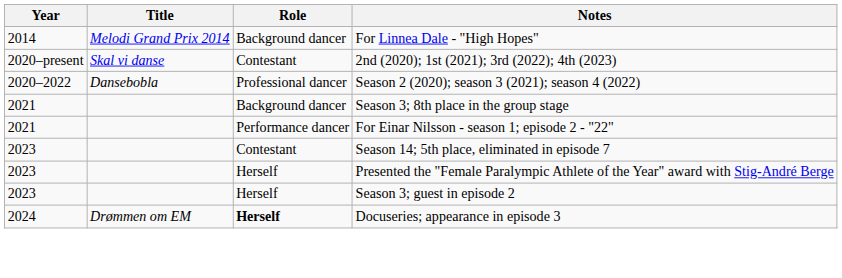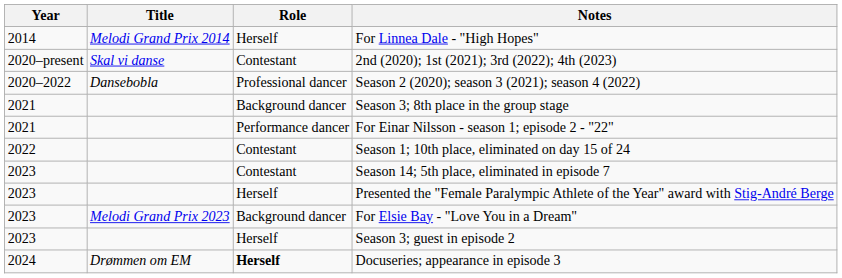(291, 37) Background dancer -> (257, 37) Herself
+ row: (493, 149)
+ row: (466, 216)
